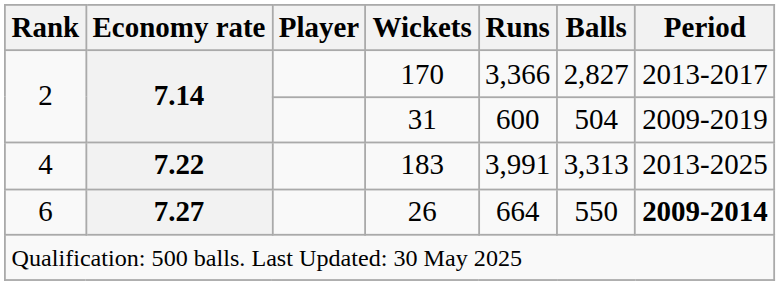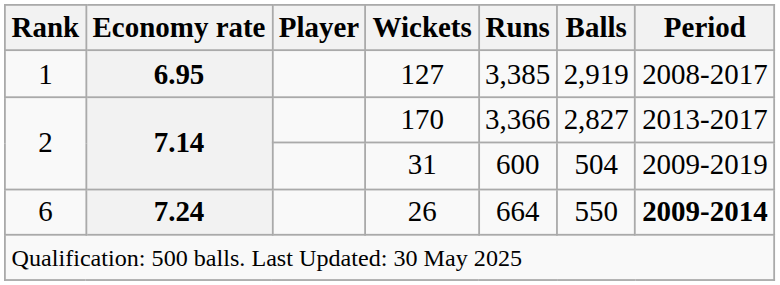+ row: (422, 73)
- row: (422, 165)
(179, 211) 7.27 -> (179, 211) 7.24
